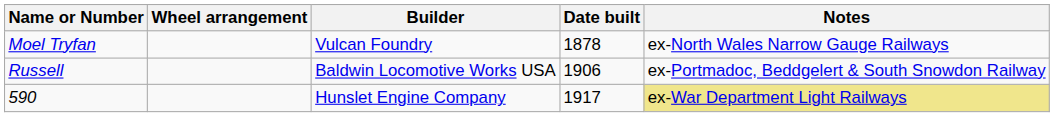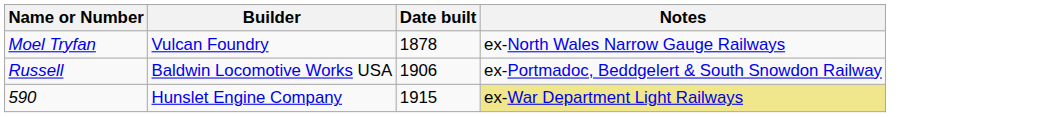- column: (229, 17)
(582, 97) 1917 -> (419, 97) 1915
